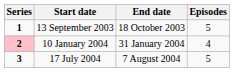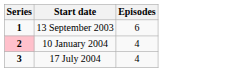- column: (152, 12)
(208, 28) 5 -> (137, 28) 6
(208, 59) 5 -> (137, 59) 4
